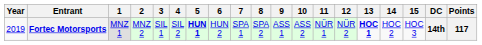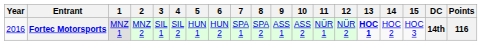(16, 28) 2019 -> (16, 28) 2016
(197, 28) bold -> (197, 28) normal
(462, 28) 117 -> (462, 28) 116
